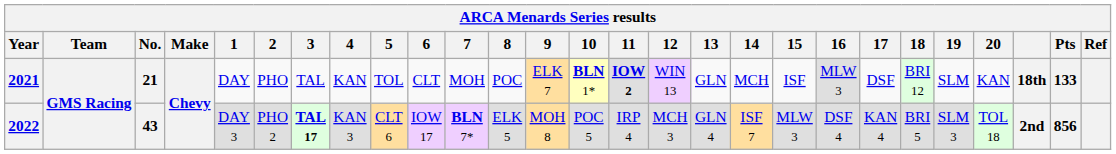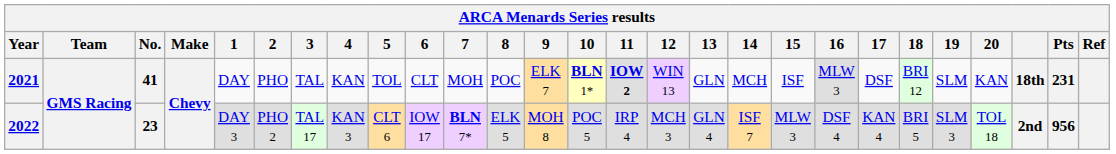(150, 80) 21 -> (150, 80) 41
(1065, 80) 133 -> (1063, 80) 231
(150, 126) 43 -> (150, 126) 23
(311, 126) bold -> (310, 125) normal
(1065, 126) 856 -> (1063, 126) 956
